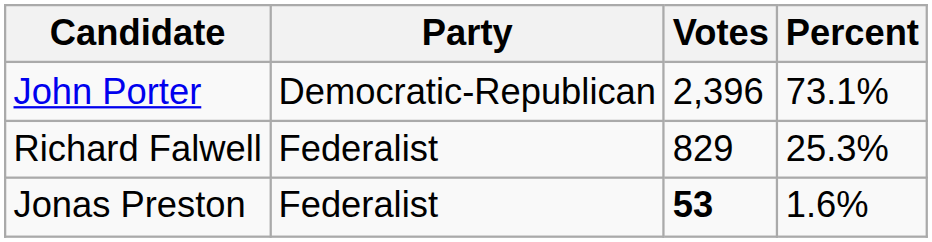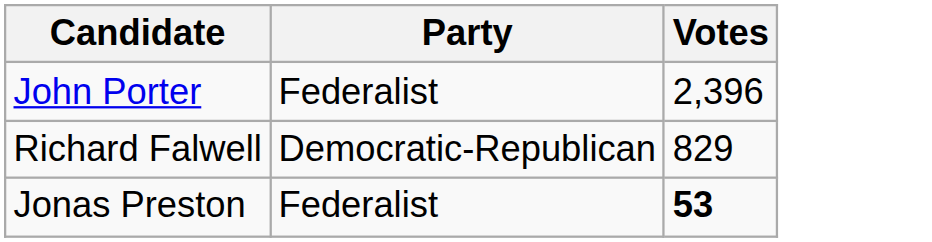- column: (852, 33)
(467, 90) Democratic-Republican -> (358, 90) Federalist
(358, 148) Federalist -> (467, 148) Democratic-Republican
